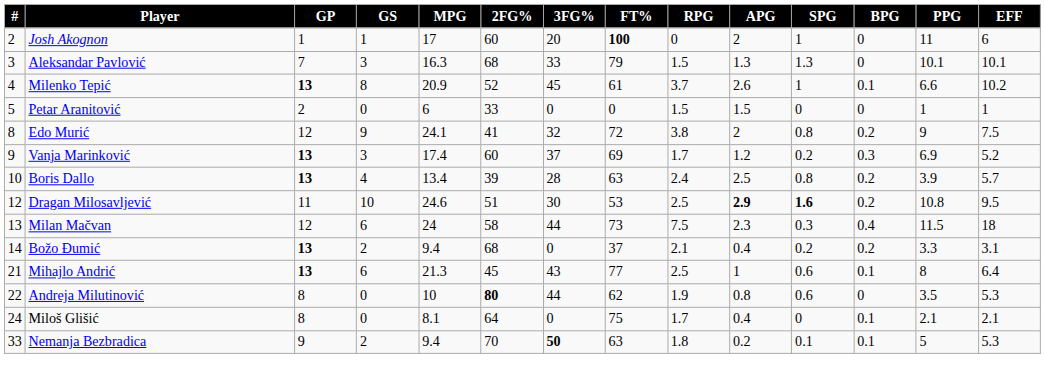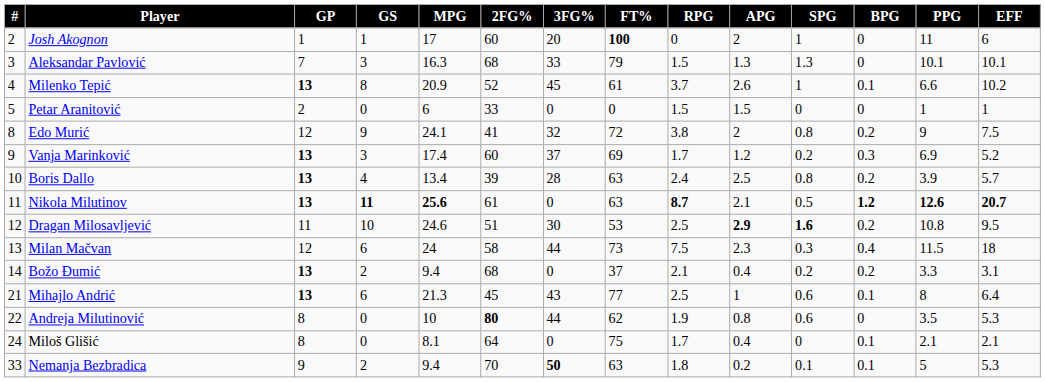+ row: (78, 202)
